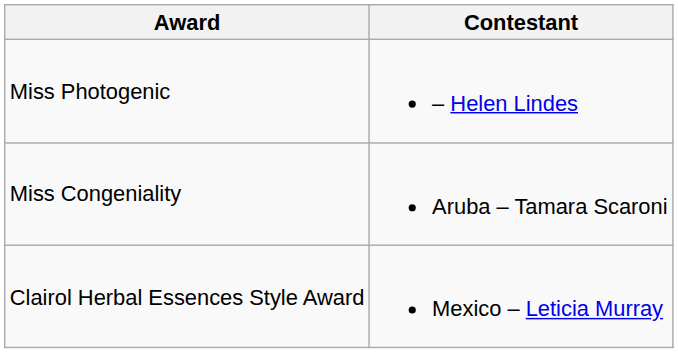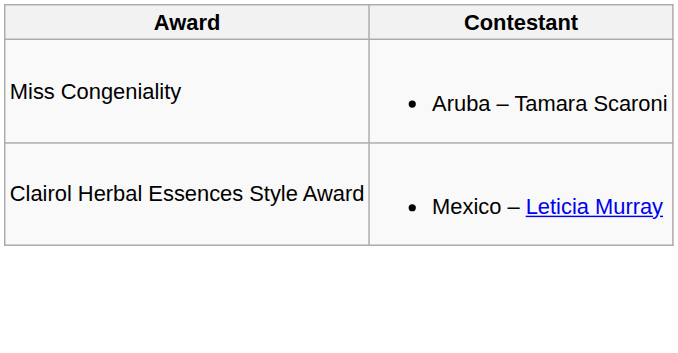- row: (90, 91)
